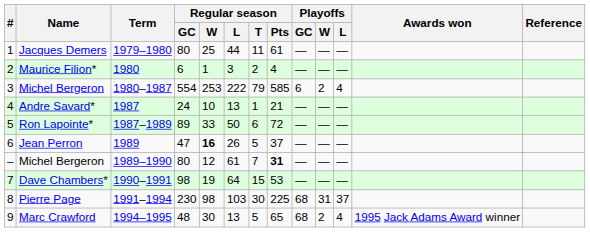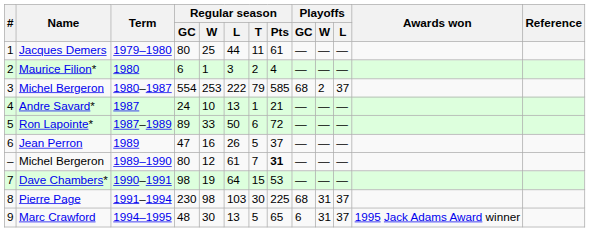(298, 87) 6 -> (302, 87) 68
(340, 87) 4 -> (343, 87) 37
(208, 143) bold -> (208, 143) normal
(302, 217) 68 -> (298, 217) 6
(321, 217) 2 -> (324, 217) 31
(340, 217) 4 -> (343, 217) 37
